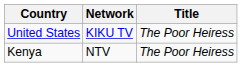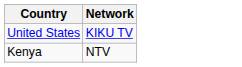- column: (187, 14)
